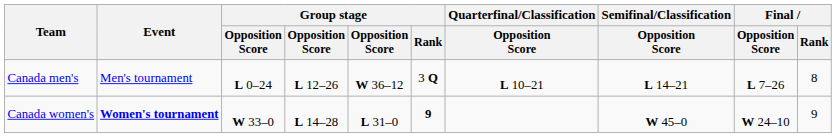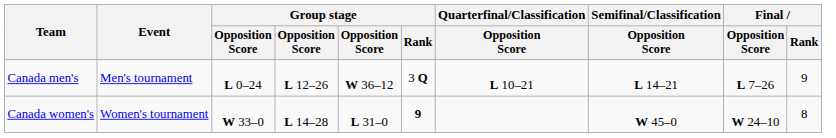(814, 78) 8 -> (804, 78) 9
(159, 114) bold -> (154, 114) normal
(814, 114) 9 -> (804, 114) 8
